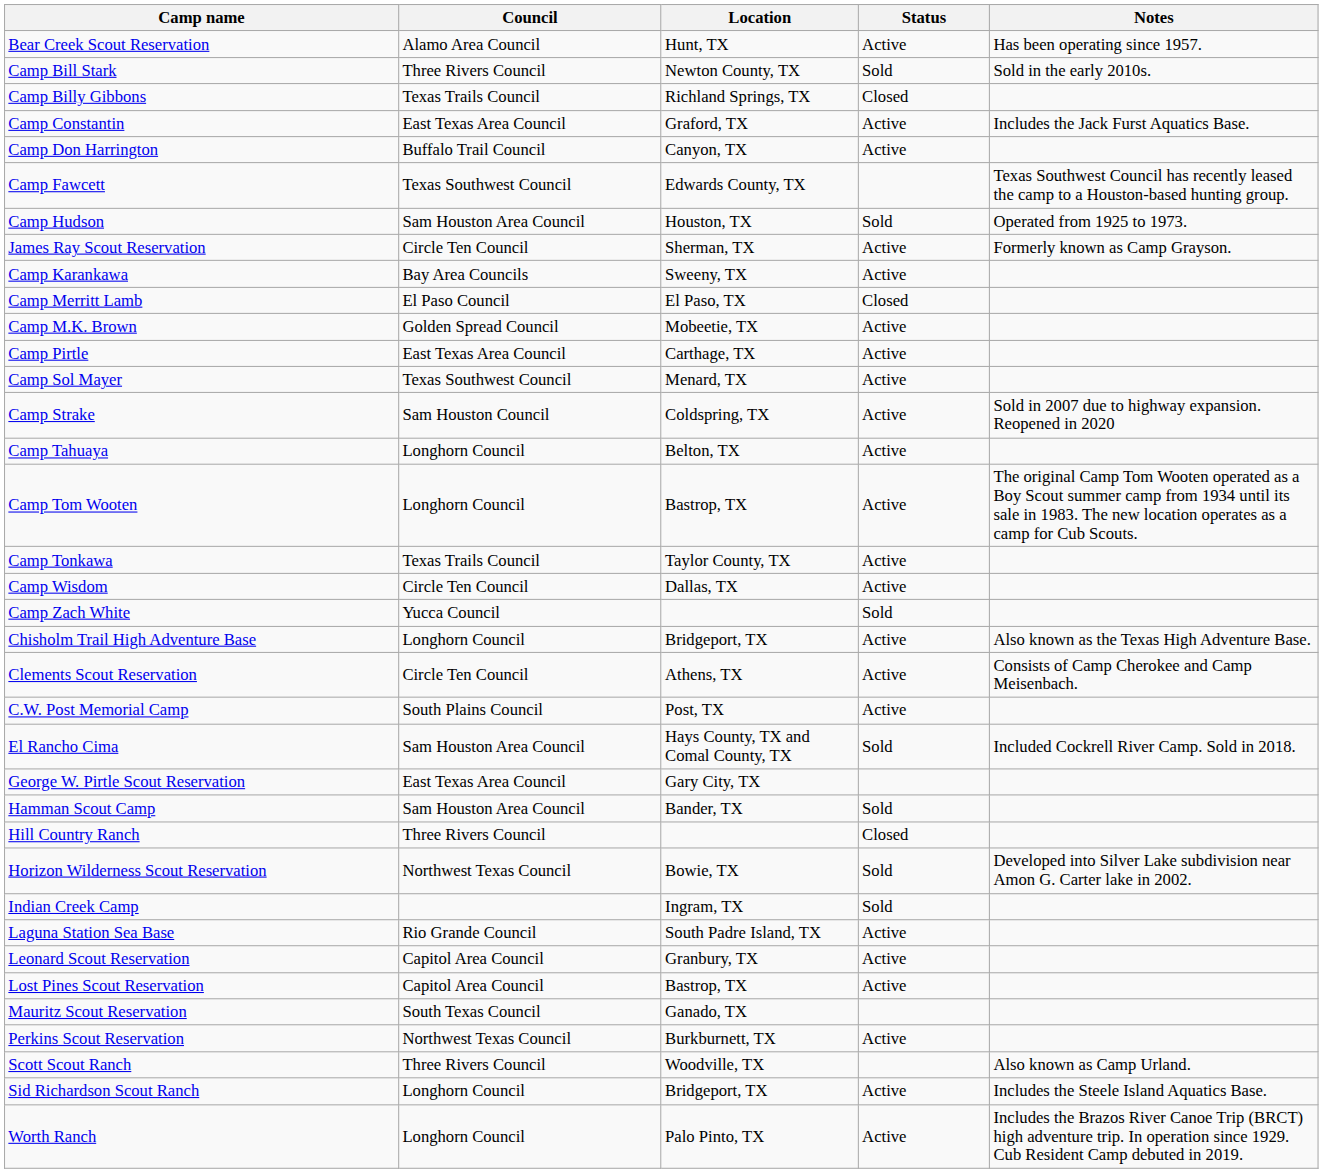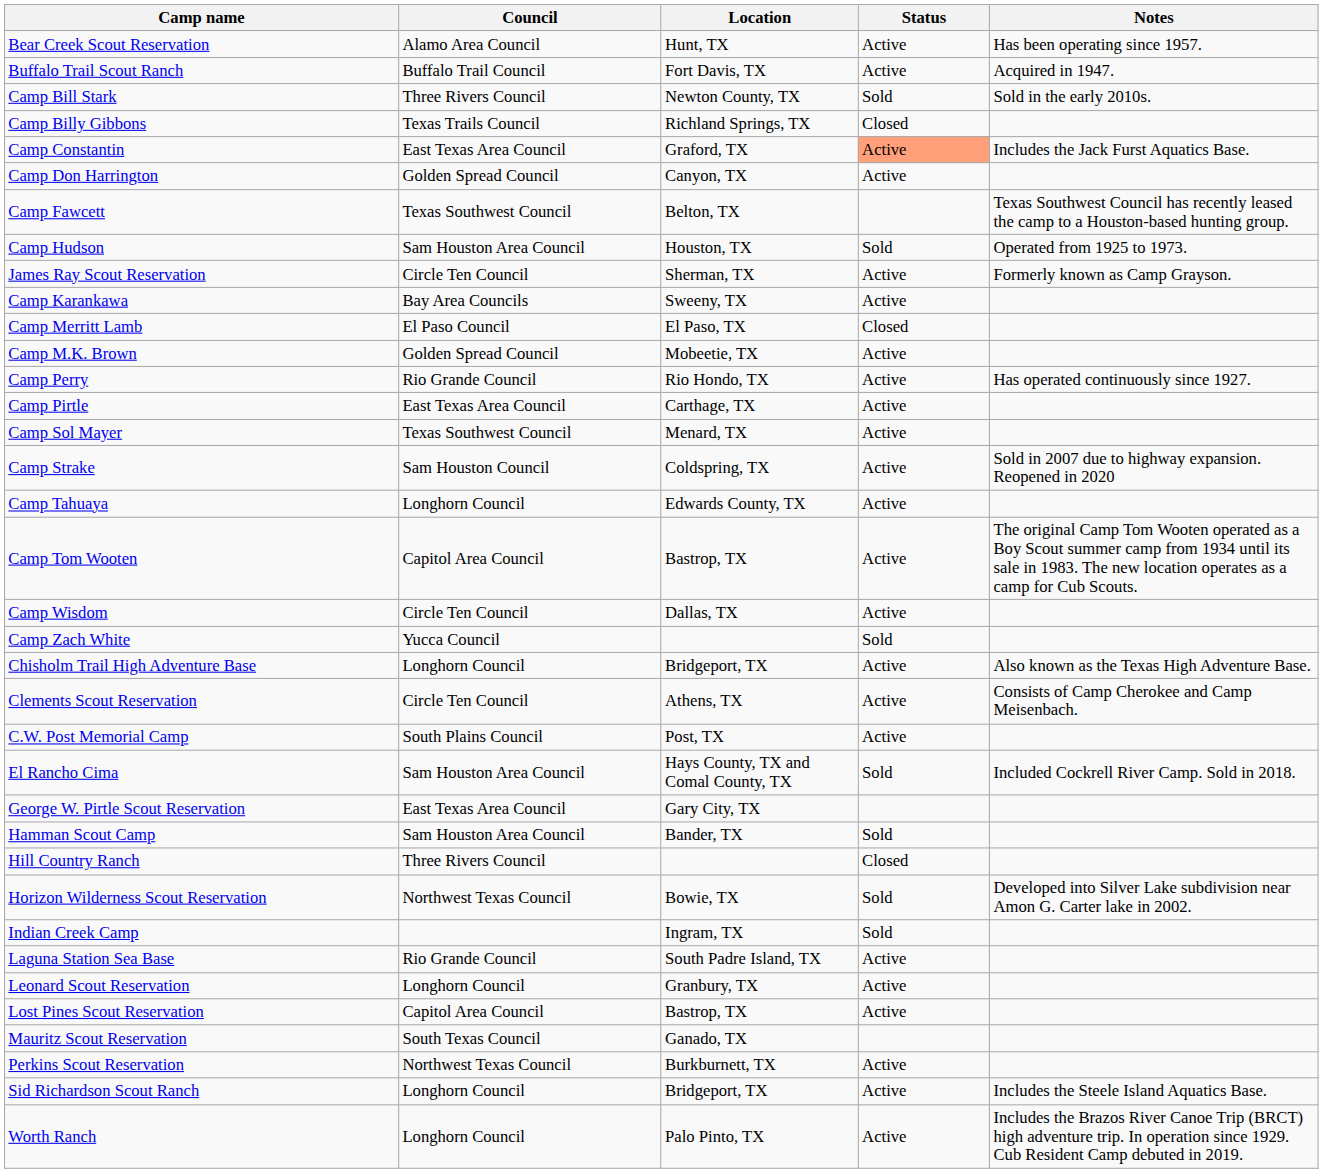+ row: (96, 70)
(884, 123) no background -> (884, 149) lightsalmon background
(474, 149) Buffalo Trail Council -> (481, 176) Golden Spread Council
(735, 185) Edwards County, TX -> (702, 211) Belton, TX
+ row: (48, 379)
(702, 450) Belton, TX -> (735, 503) Edwards County, TX
(464, 505) Longhorn Council -> (473, 558) Capitol Area Council
- row: (61, 559)
(473, 959) Capitol Area Council -> (464, 985) Longhorn Council
- row: (70, 1064)
